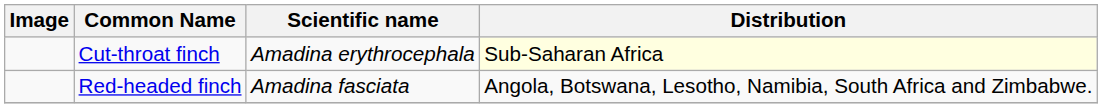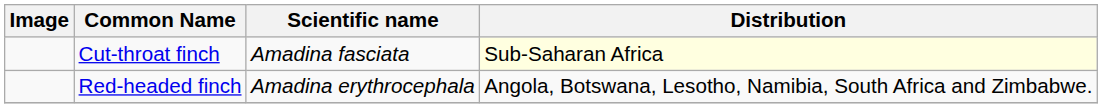(363, 53) Amadina erythrocephala -> (330, 53) Amadina fasciata
(330, 86) Amadina fasciata -> (363, 86) Amadina erythrocephala
